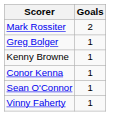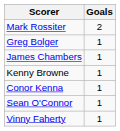+ row: (44, 57)
